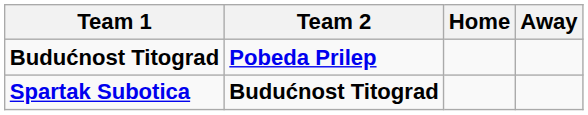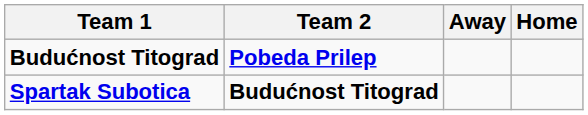columns swapped: (480, 22) <-> (549, 22)
